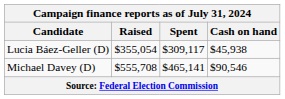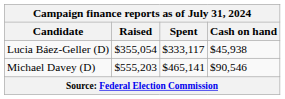(183, 49) $309,117 -> (183, 49) $333,117
(136, 67) $555,708 -> (136, 67) $555,203
